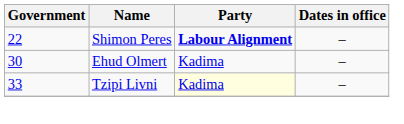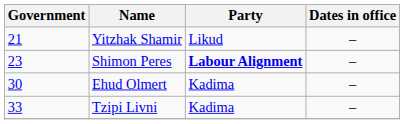+ row: (137, 38)
(15, 38) 22 -> (15, 61) 23
(201, 84) lightyellow background -> (211, 107) no background
